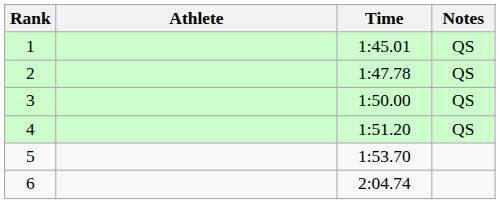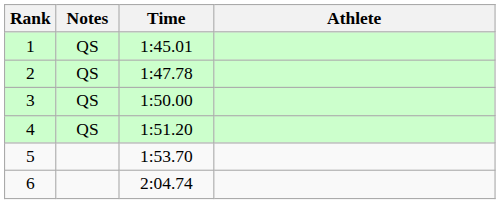columns swapped: (196, 18) <-> (463, 18)
